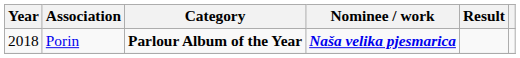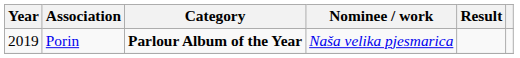(23, 41) 2018 -> (23, 41) 2019
(383, 41) bold -> (381, 41) normal
